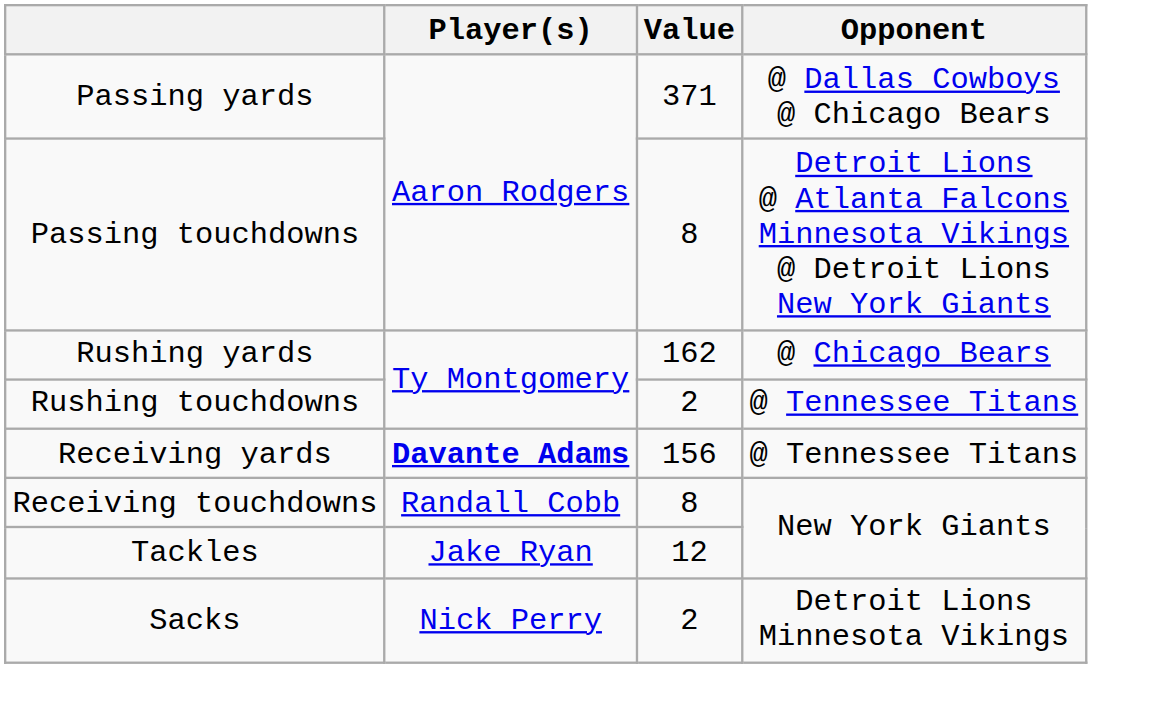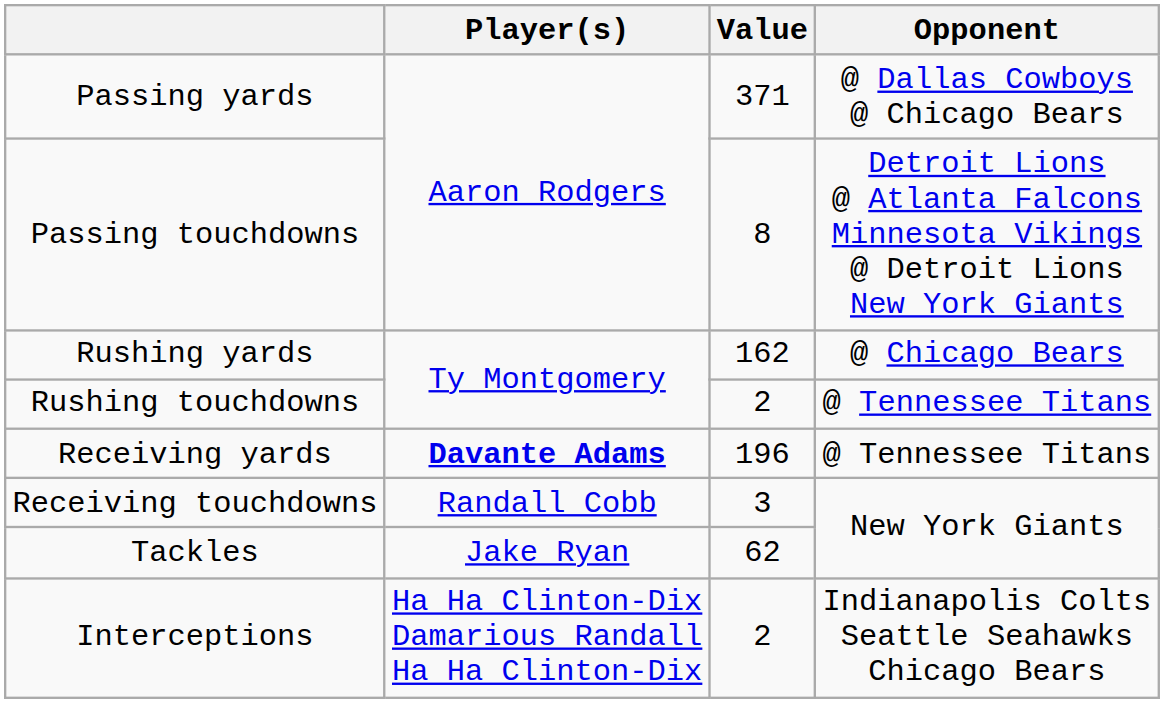(689, 453) 156 -> (762, 453) 196
(689, 503) 8 -> (762, 503) 3
(689, 553) 12 -> (762, 553) 62
- row: (195, 620)
+ row: (195, 637)
